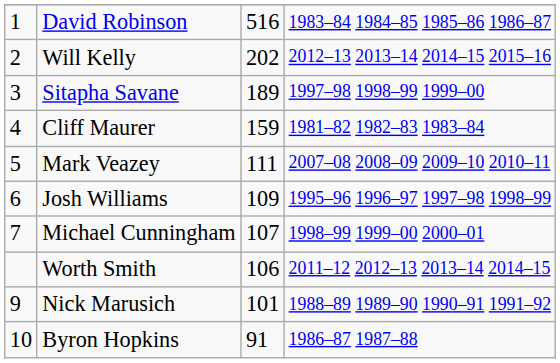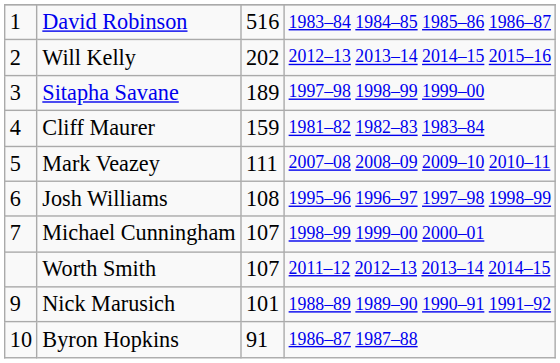(263, 198) 109 -> (263, 198) 108
(263, 269) 106 -> (263, 269) 107
